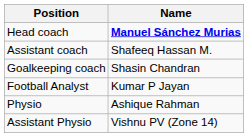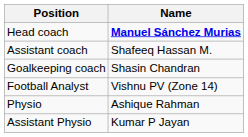(150, 86) Kumar P Jayan -> (164, 86) Vishnu PV (Zone 14)
(164, 123) Vishnu PV (Zone 14) -> (150, 123) Kumar P Jayan
